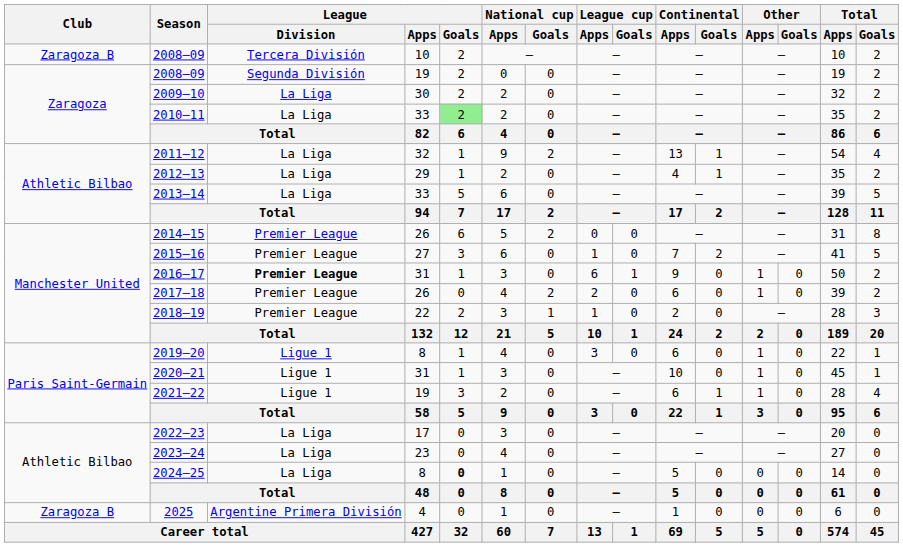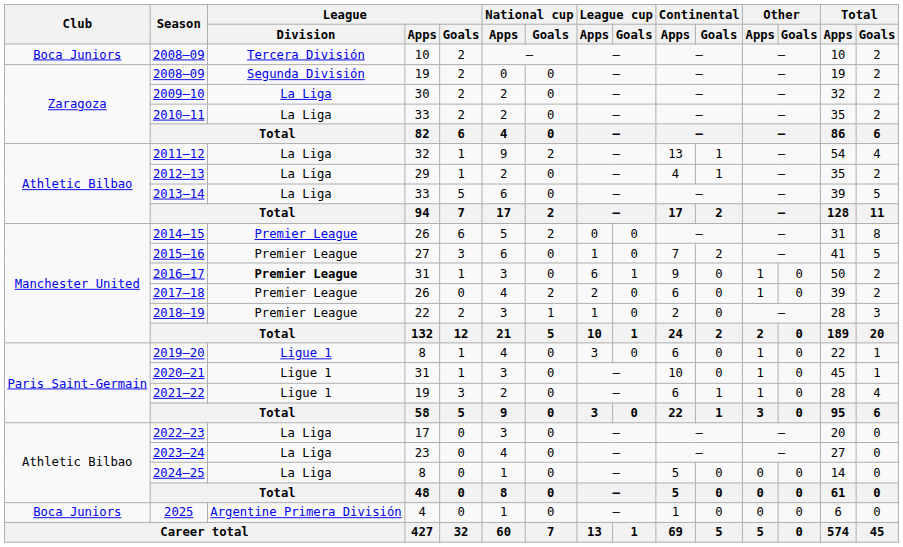(77, 54) Zaragoza B -> (77, 54) Boca Juniors
(461, 114) lightgreen background -> (461, 114) no background
(461, 473) bold -> (461, 473) normal
(77, 512) Zaragoza B -> (77, 512) Boca Juniors
